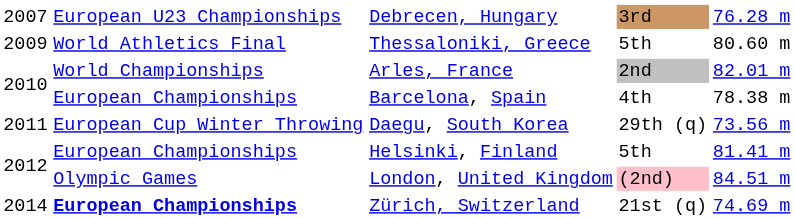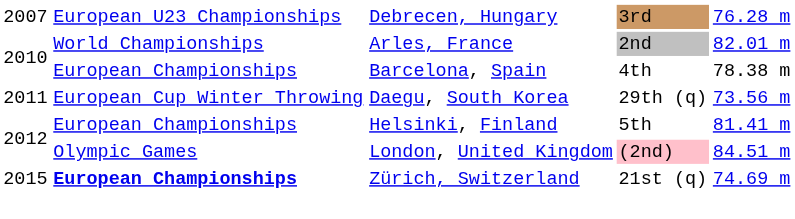- row: (480, 44)
(25, 206) 2014 -> (25, 179) 2015
